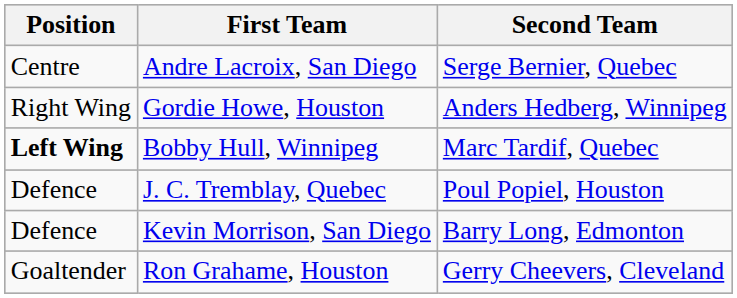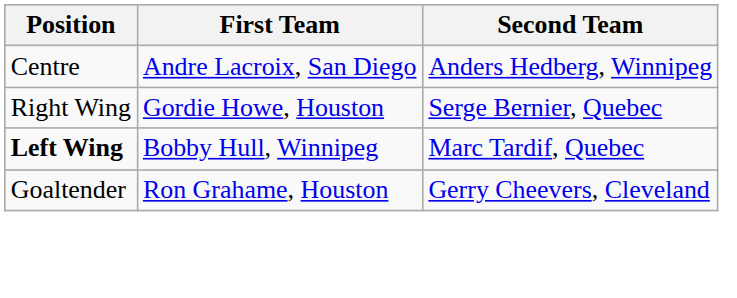(560, 66) Serge Bernier, Quebec -> (570, 66) Anders Hedberg, Winnipeg
(585, 107) Anders Hedberg, Winnipeg -> (545, 107) Serge Bernier, Quebec
- row: (264, 189)
- row: (287, 230)
